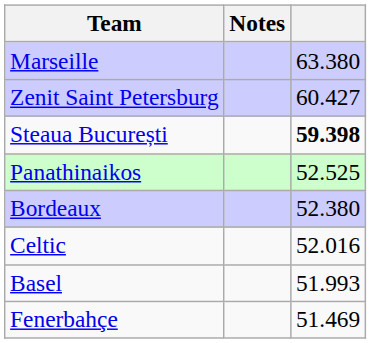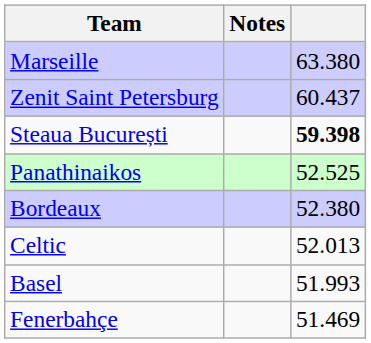(328, 97) 60.427 -> (328, 97) 60.437
(328, 245) 52.016 -> (328, 245) 52.013
